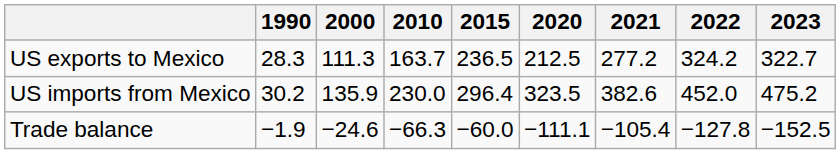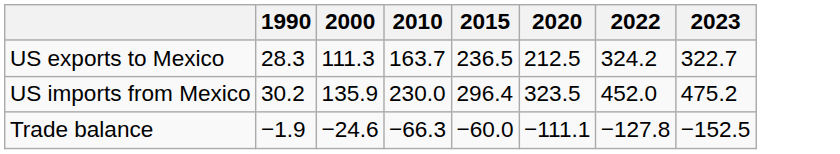- column: (636, 22)
